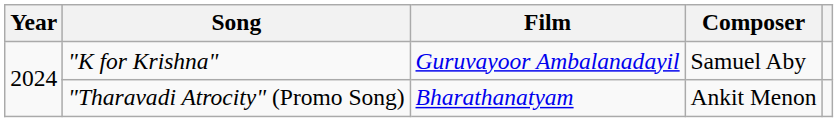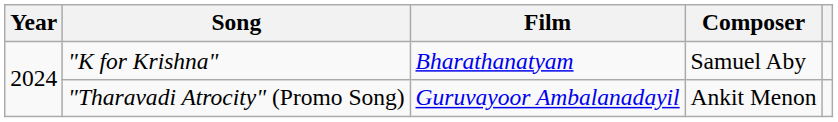(548, 60) Guruvayoor Ambalanadayil -> (495, 60) Bharathanatyam
(495, 97) Bharathanatyam -> (548, 97) Guruvayoor Ambalanadayil
